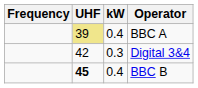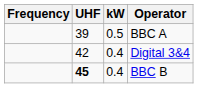(82, 33) khaki background -> (82, 33) no background
(115, 33) 0.4 -> (115, 33) 0.5
(115, 53) 0.3 -> (115, 53) 0.4
